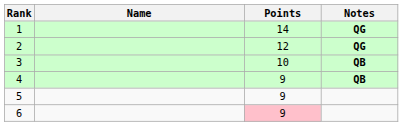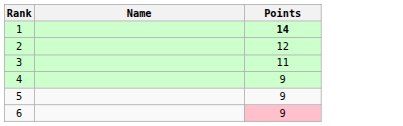- column: (359, 13)
(283, 30) normal -> (283, 30) bold
(283, 63) 10 -> (283, 63) 11
